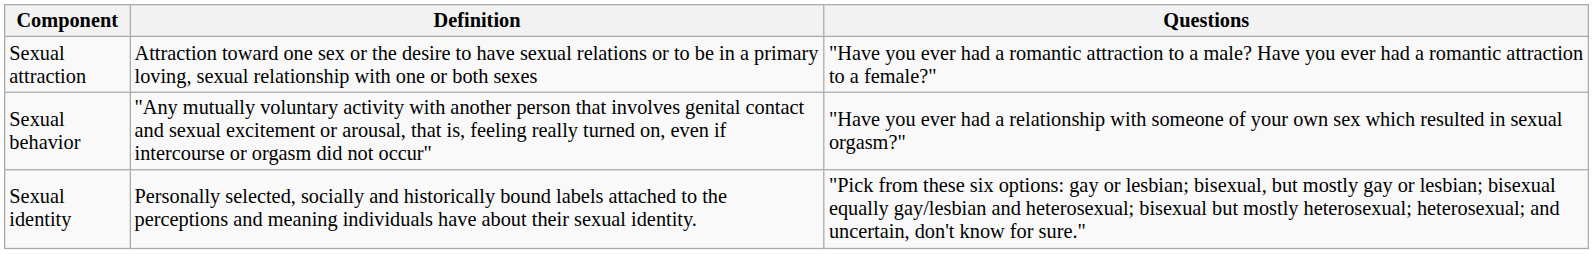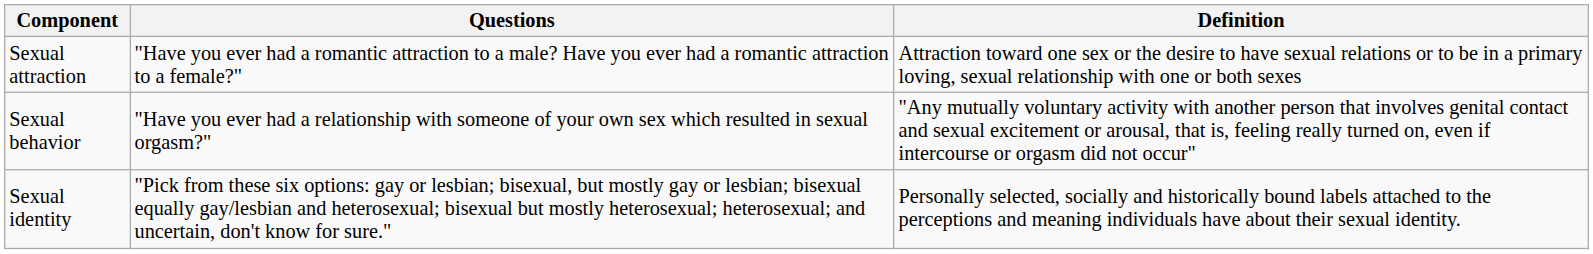columns swapped: (477, 20) <-> (1206, 20)
